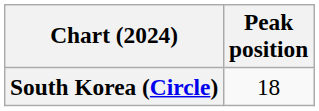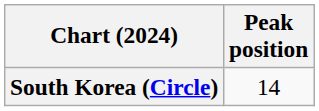(269, 86) 18 -> (269, 86) 14
